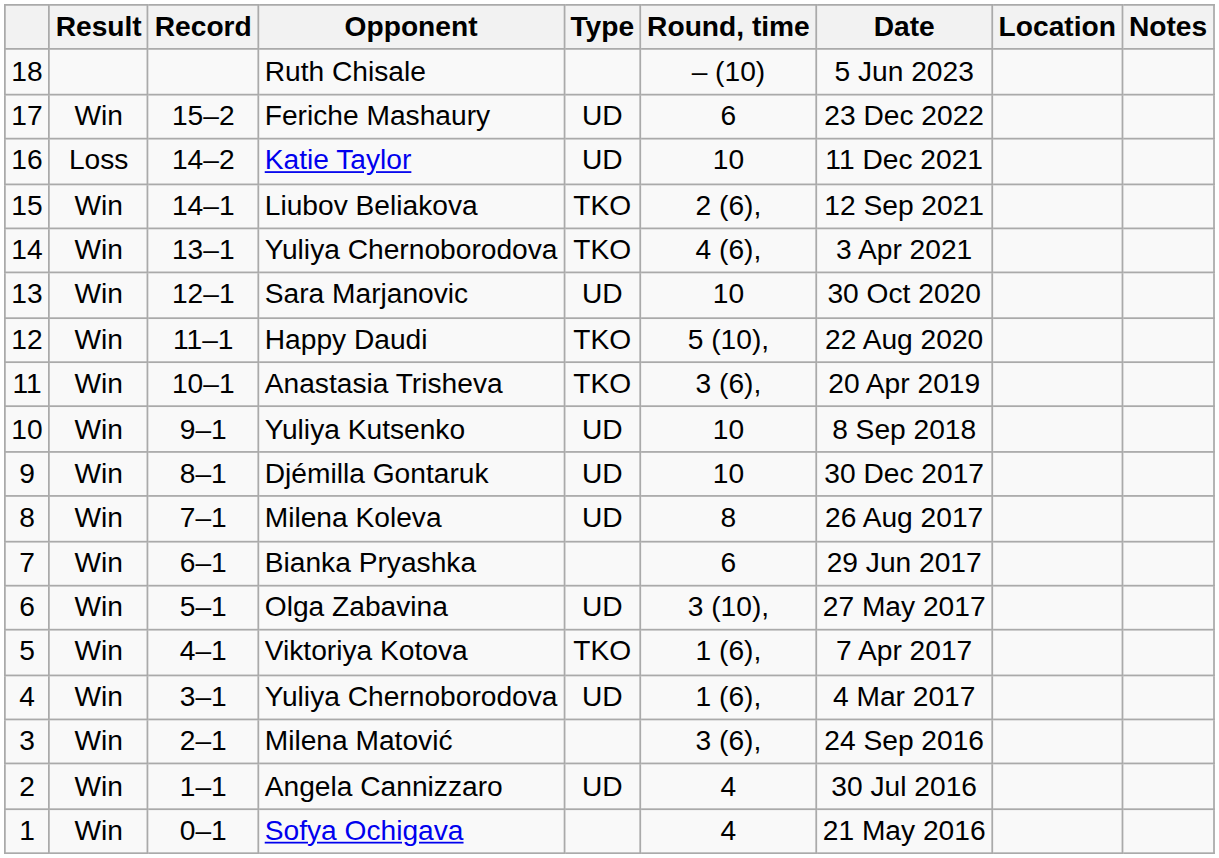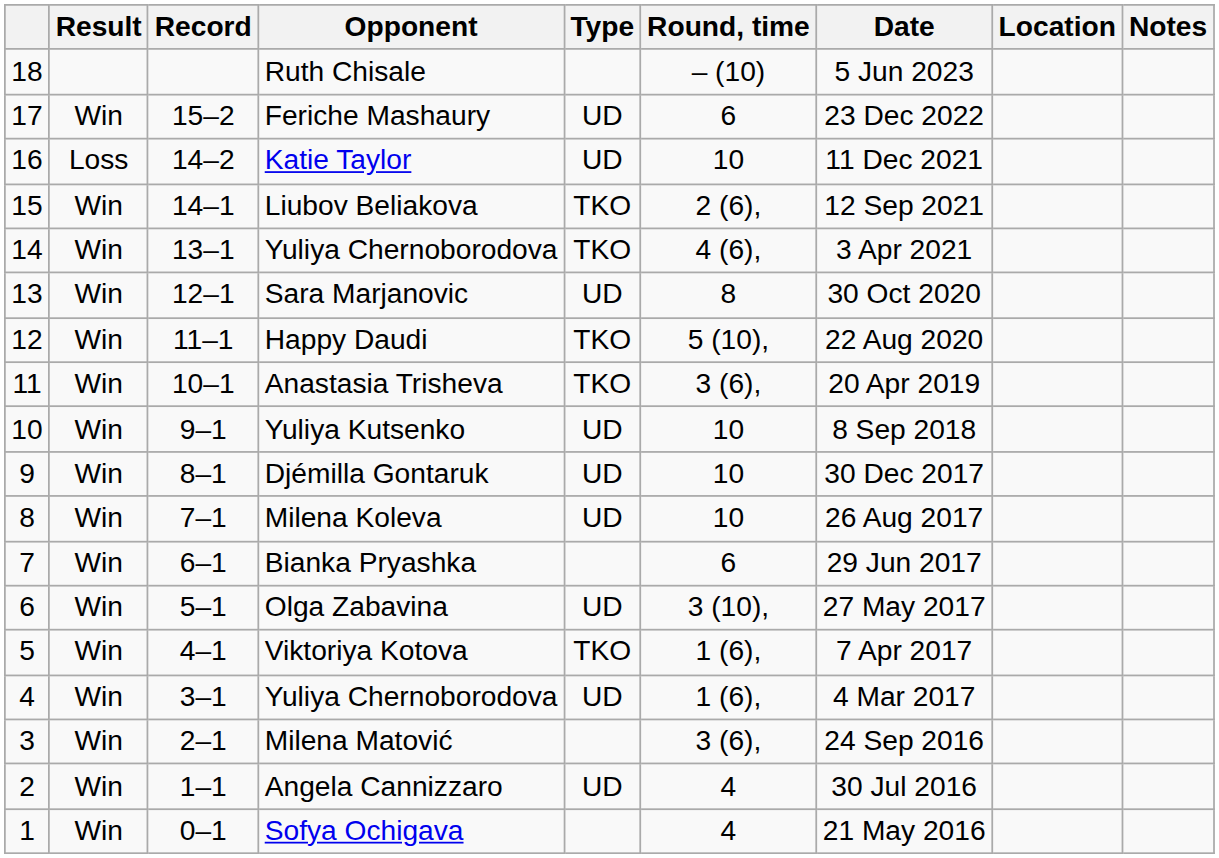(728, 294) 10 -> (728, 294) 8
(728, 518) 8 -> (728, 518) 10
